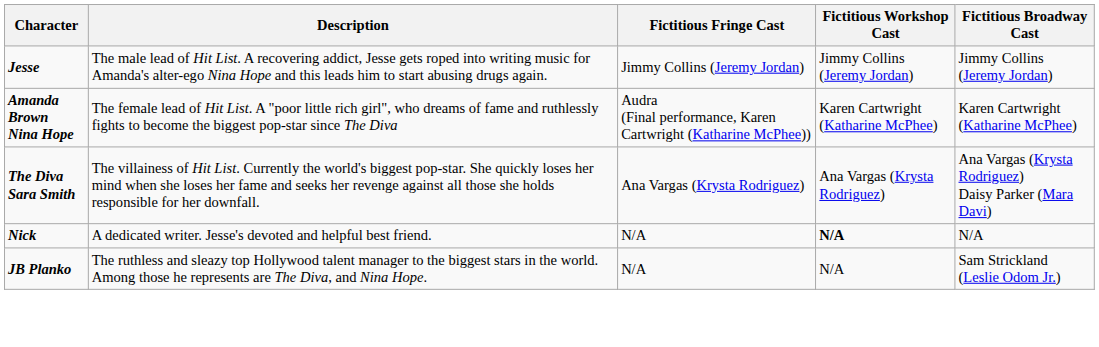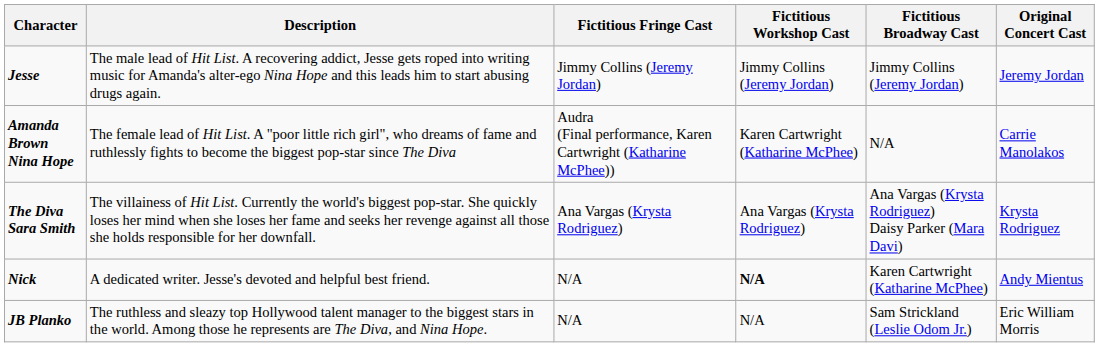+ column: (1045, 25)
(1018, 117) Karen Cartwright (Katharine McPhee) -> (882, 143) N/A
(971, 236) N/A -> (929, 279) Karen Cartwright (Katharine McPhee)
